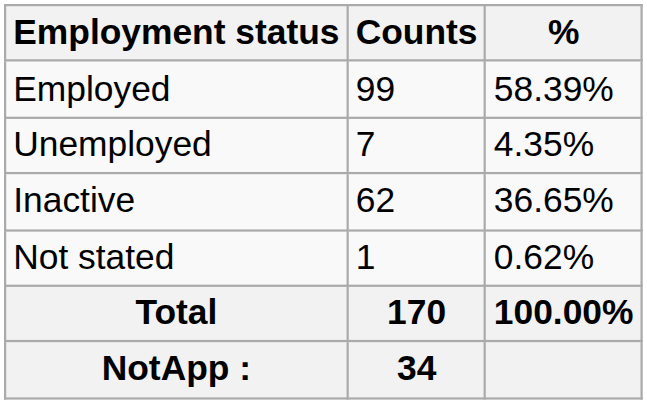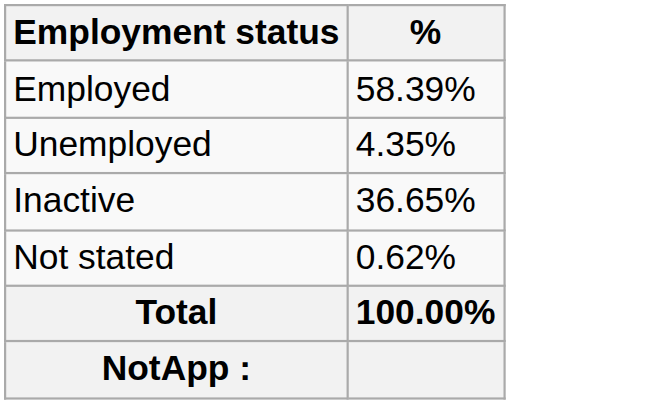- column: (417, 32)
